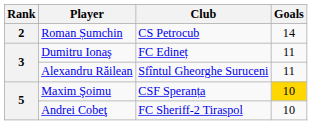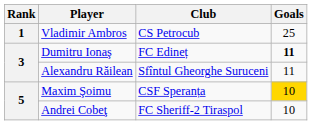+ row: (84, 33)
- row: (82, 33)
(289, 52) normal -> (289, 52) bold
